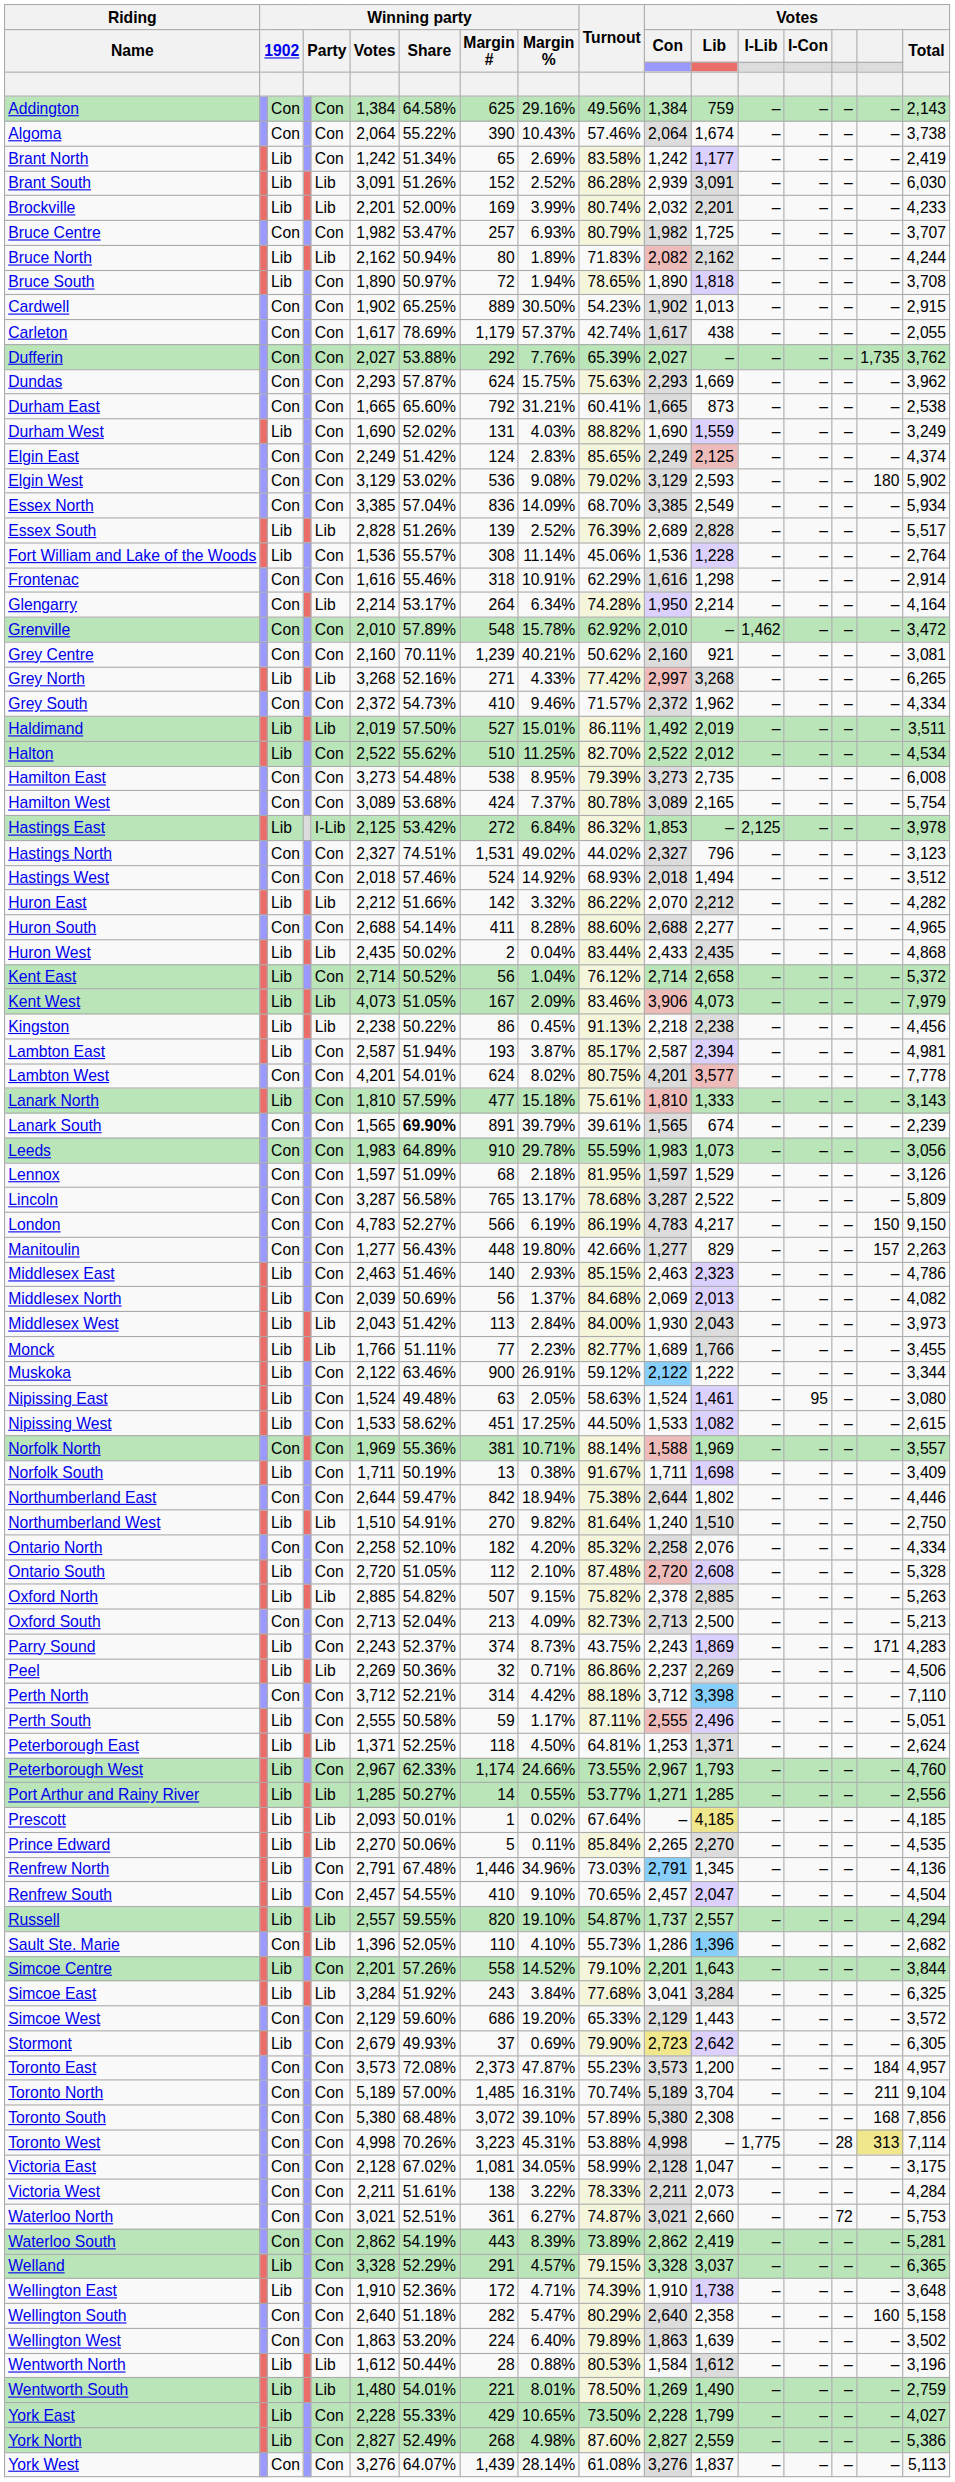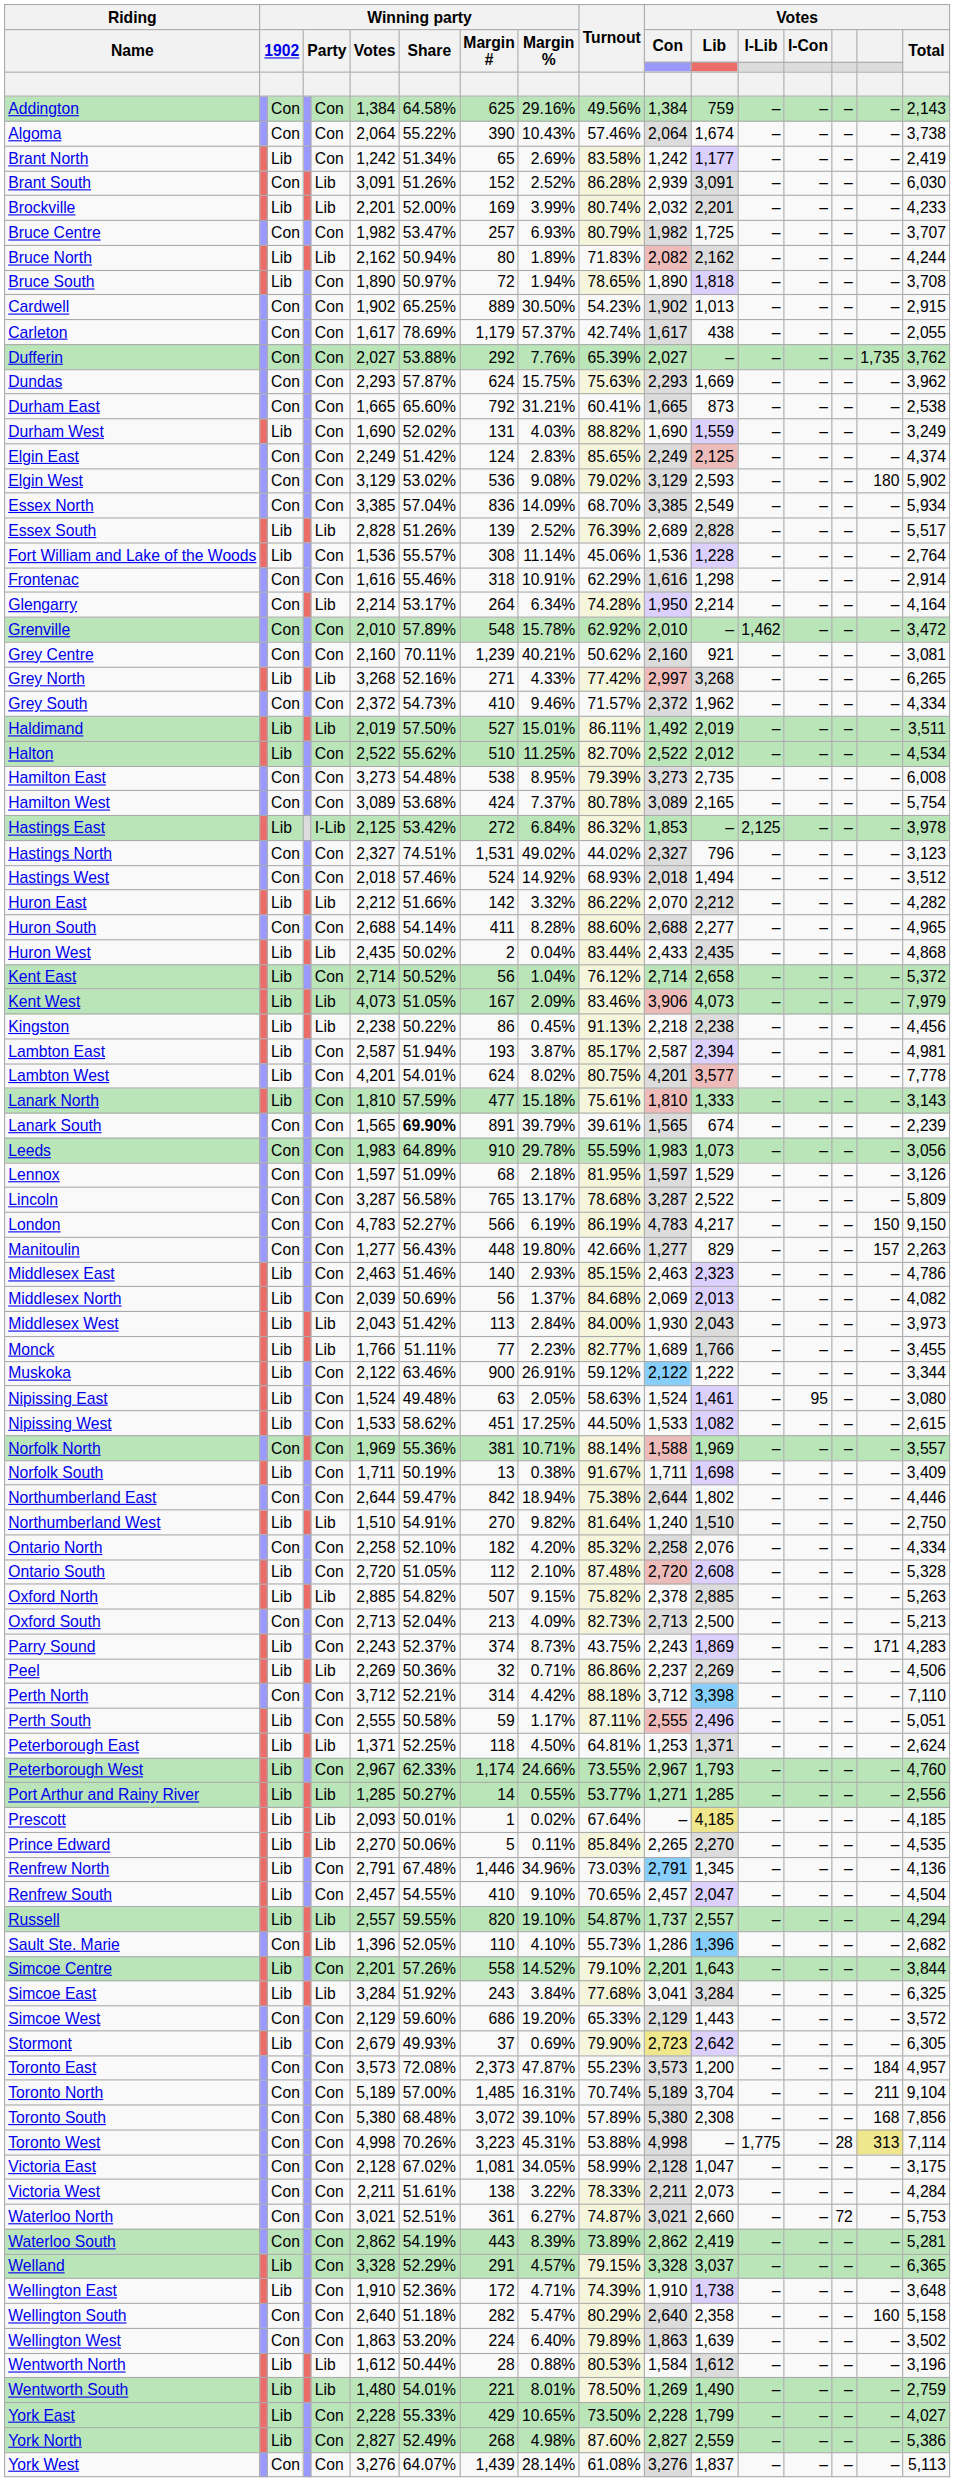(282, 184) Lib -> (286, 184) Con
(286, 1076) Con -> (282, 1076) Lib
